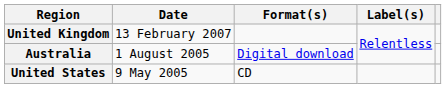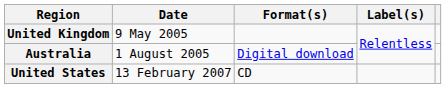(173, 34) 13 February 2007 -> (151, 34) 9 May 2005
(151, 73) 9 May 2005 -> (173, 73) 13 February 2007
